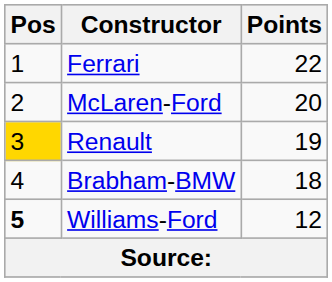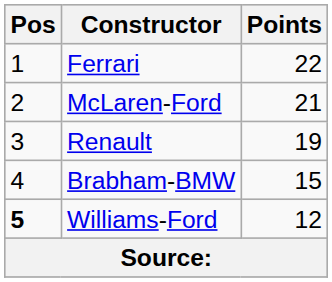(308, 102) 20 -> (308, 102) 21
(17, 141) gold background -> (17, 141) no background
(308, 180) 18 -> (308, 180) 15
